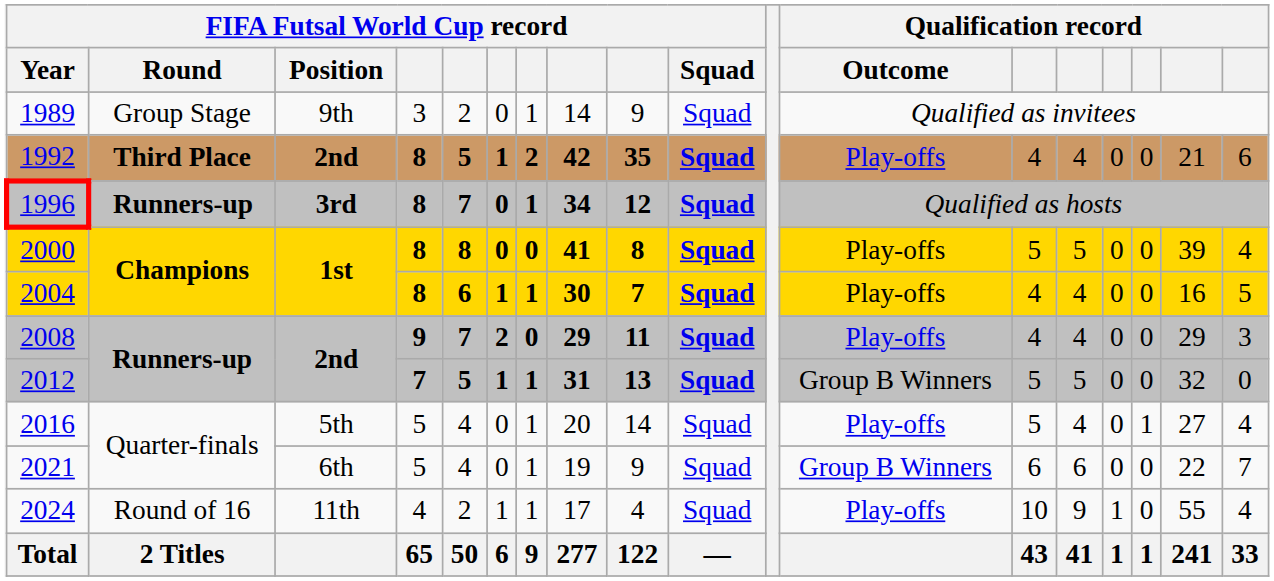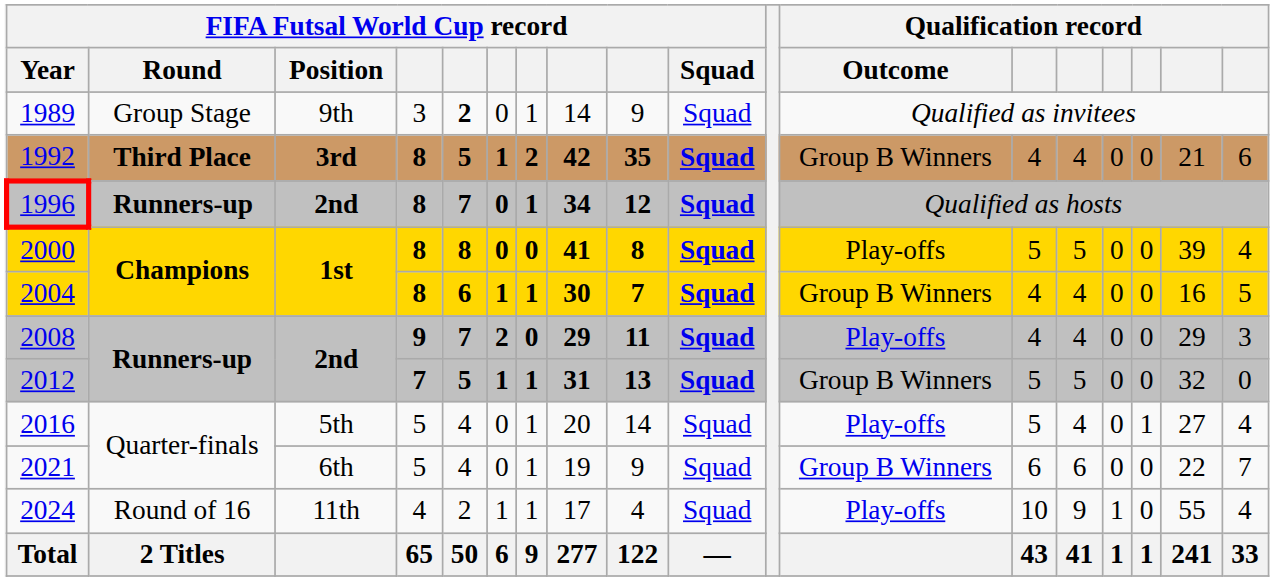(464, 112) normal -> (464, 112) bold
(336, 157) 2nd -> (336, 157) 3rd
(895, 157) Play-offs -> (895, 157) Group B Winners
(336, 203) 3rd -> (336, 203) 2nd
(895, 293) Play-offs -> (895, 293) Group B Winners
